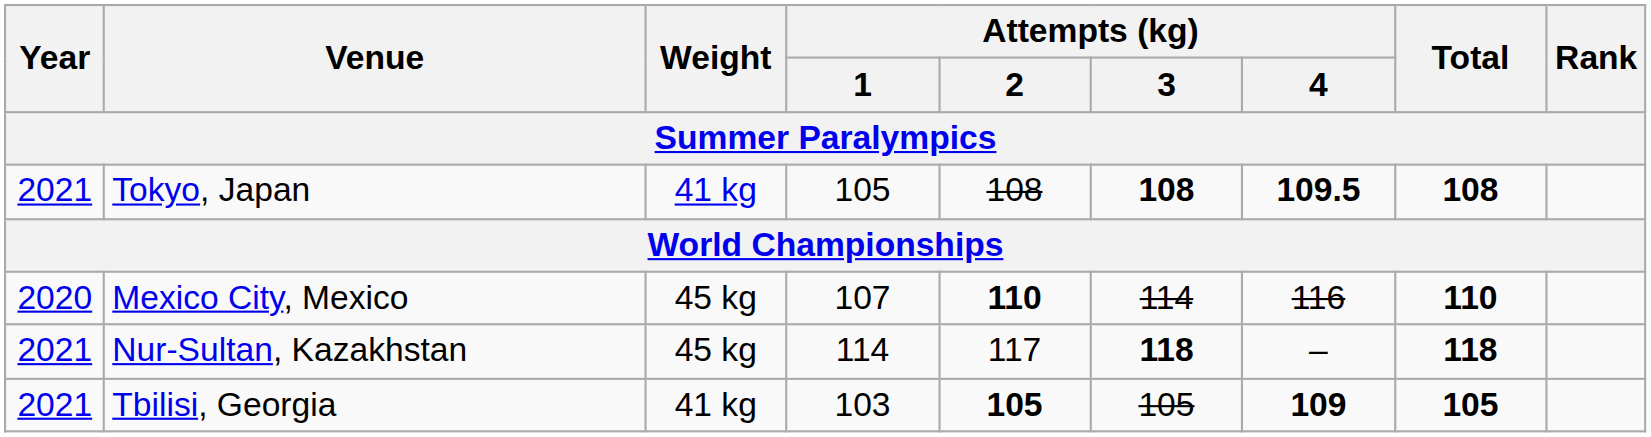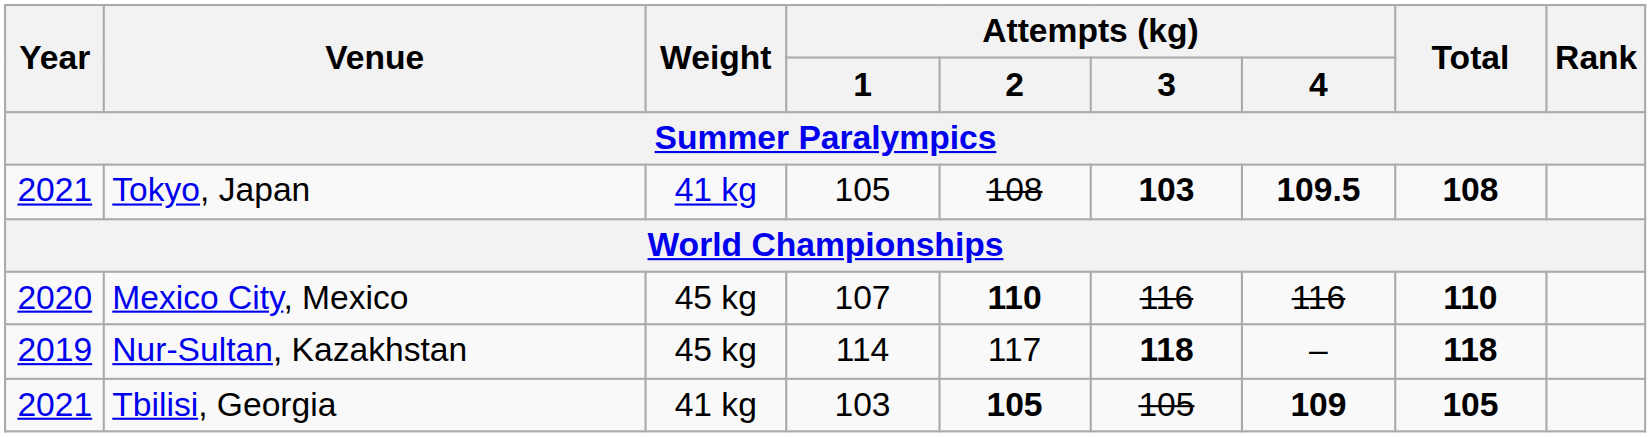(1166, 191) 108 -> (1166, 191) 103
(1166, 297) 114 -> (1166, 297) 116
(55, 350) 2021 -> (55, 350) 2019
